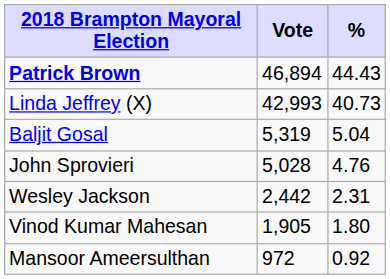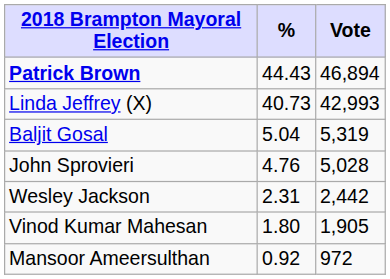columns swapped: (293, 30) <-> (357, 30)
